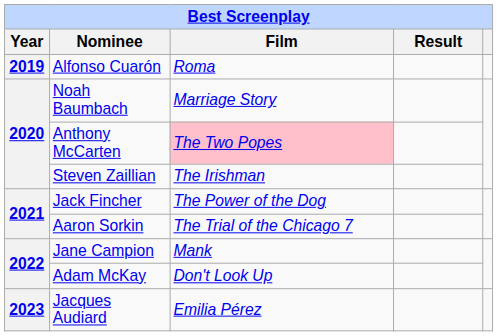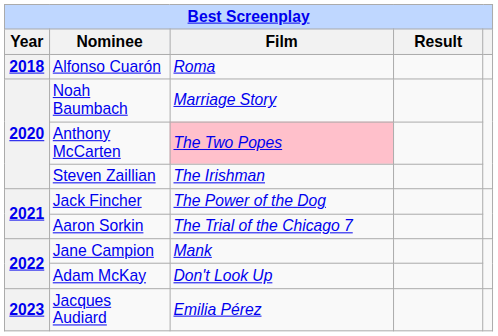(27, 66) 2019 -> (27, 66) 2018
